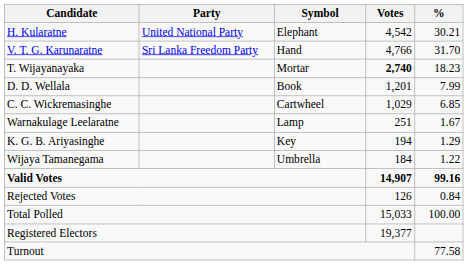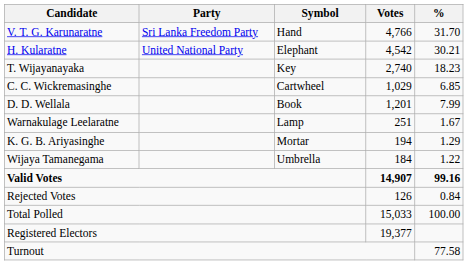rows swapped: (55, 50) <-> (37, 31)
(293, 68) Mortar -> (286, 68) Key
(399, 68) bold -> (399, 68) normal
rows swapped: (38, 86) <-> (59, 104)
(286, 141) Key -> (293, 141) Mortar
